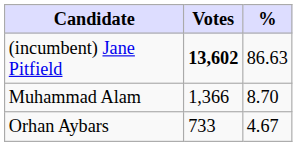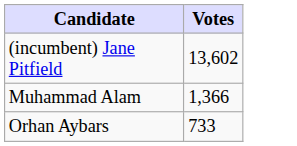- column: (267, 18)
(213, 58) bold -> (213, 58) normal
